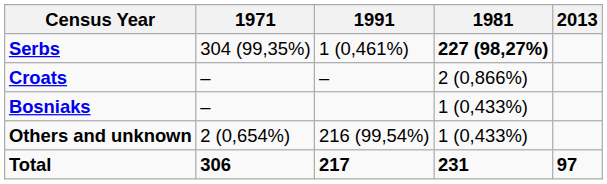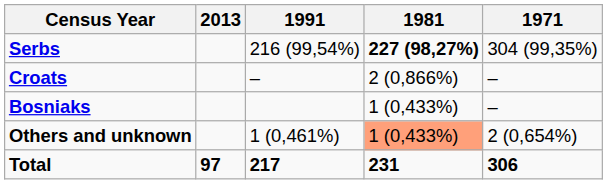columns swapped: (577, 19) <-> (255, 19)
(364, 48) 1 (0,461%) -> (305, 48) 216 (99,54%)
(374, 136) 216 (99,54%) -> (295, 136) 1 (0,461%)
(483, 136) no background -> (413, 136) lightsalmon background
